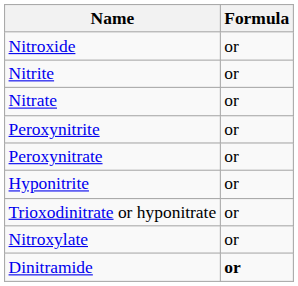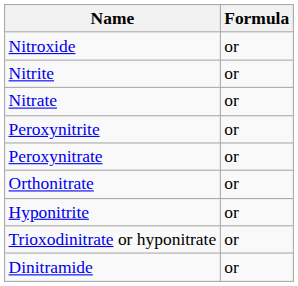+ row: (51, 184)
- row: (48, 239)
(232, 267) bold -> (232, 267) normal
